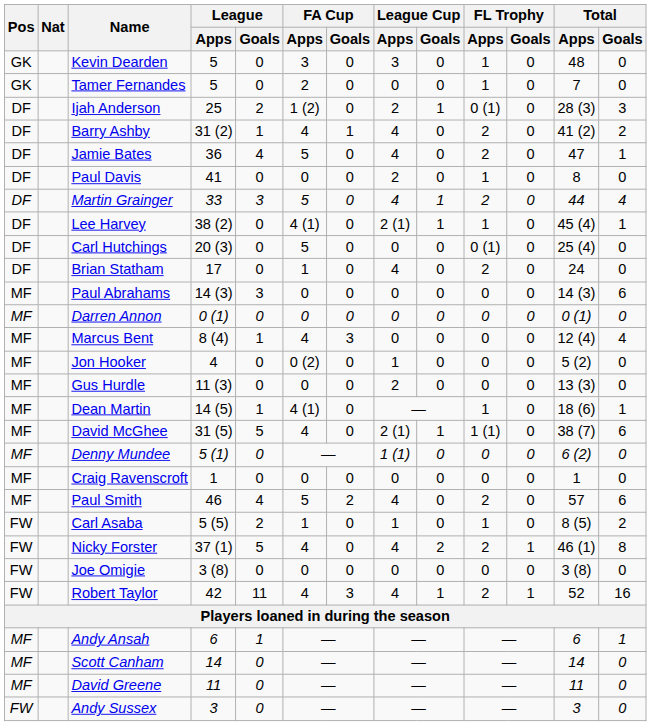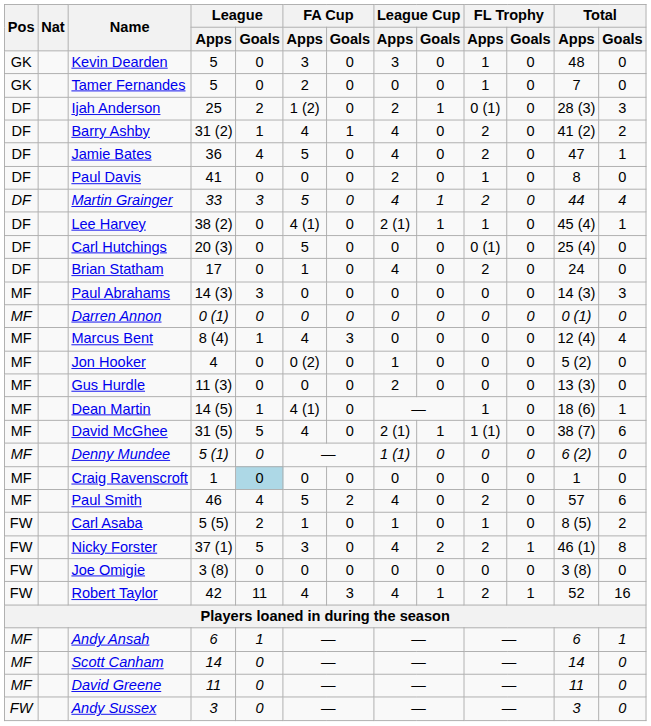(622, 293) 6 -> (622, 293) 3
(260, 477) no background -> (260, 477) lightblue background
(305, 547) 4 -> (305, 547) 3
